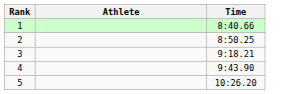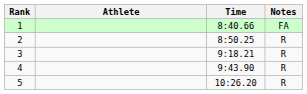+ column: (283, 11)
